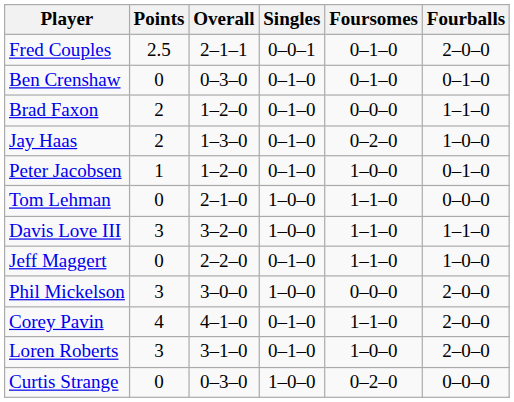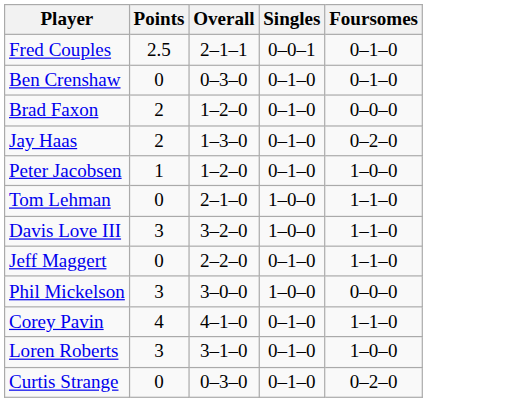- column: (466, 19)
(292, 381) 1–0–0 -> (292, 381) 0–1–0
